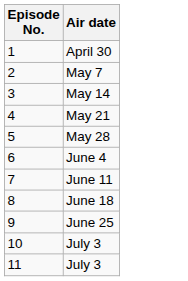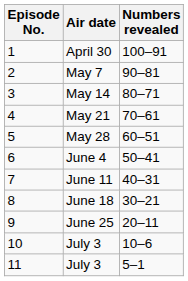+ column: (151, 22)
